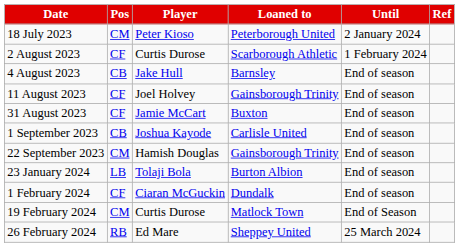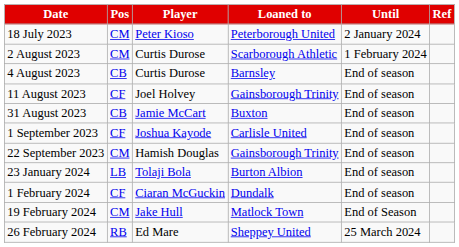(118, 53) CF -> (120, 53) CM
(159, 73) Jake Hull -> (170, 73) Curtis Durose
(118, 113) CF -> (118, 113) CB
(118, 133) CB -> (118, 133) CF
(170, 212) Curtis Durose -> (159, 212) Jake Hull
